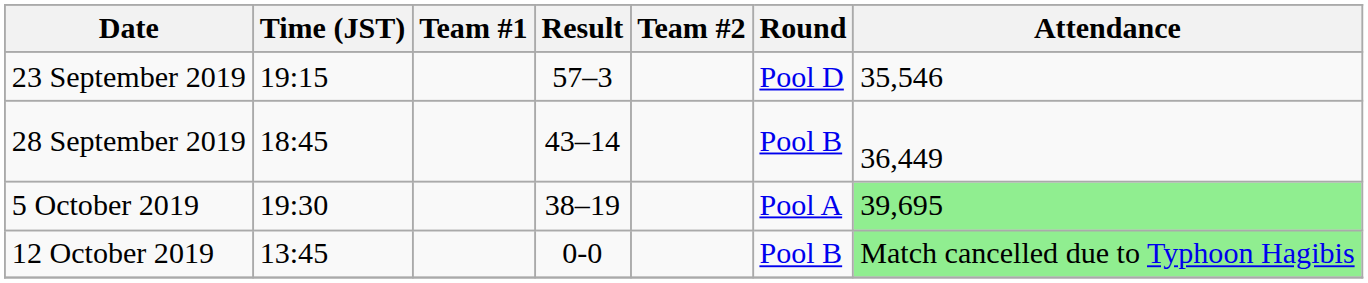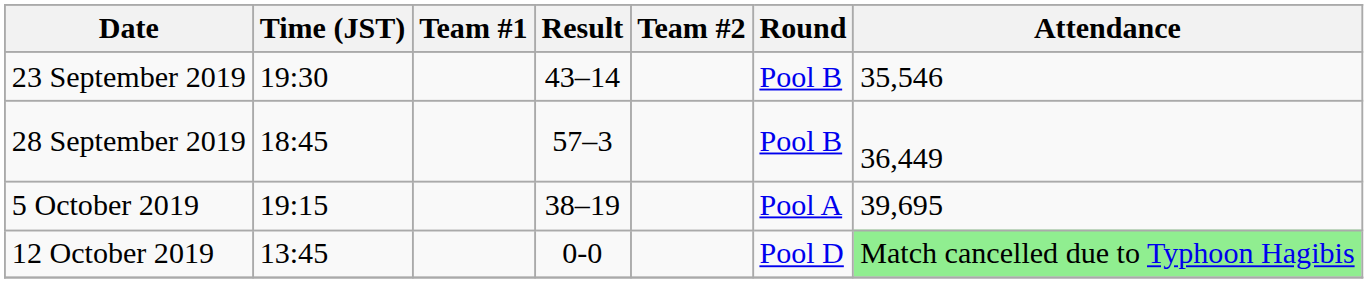(294, 76) 19:15 -> (294, 76) 19:30
(582, 76) 57–3 -> (582, 76) 43–14
(802, 76) Pool D -> (801, 76) Pool B
(582, 140) 43–14 -> (582, 140) 57–3
(294, 205) 19:30 -> (294, 205) 19:15
(902, 205) lightgreen background -> (902, 205) no background
(801, 253) Pool B -> (802, 253) Pool D
